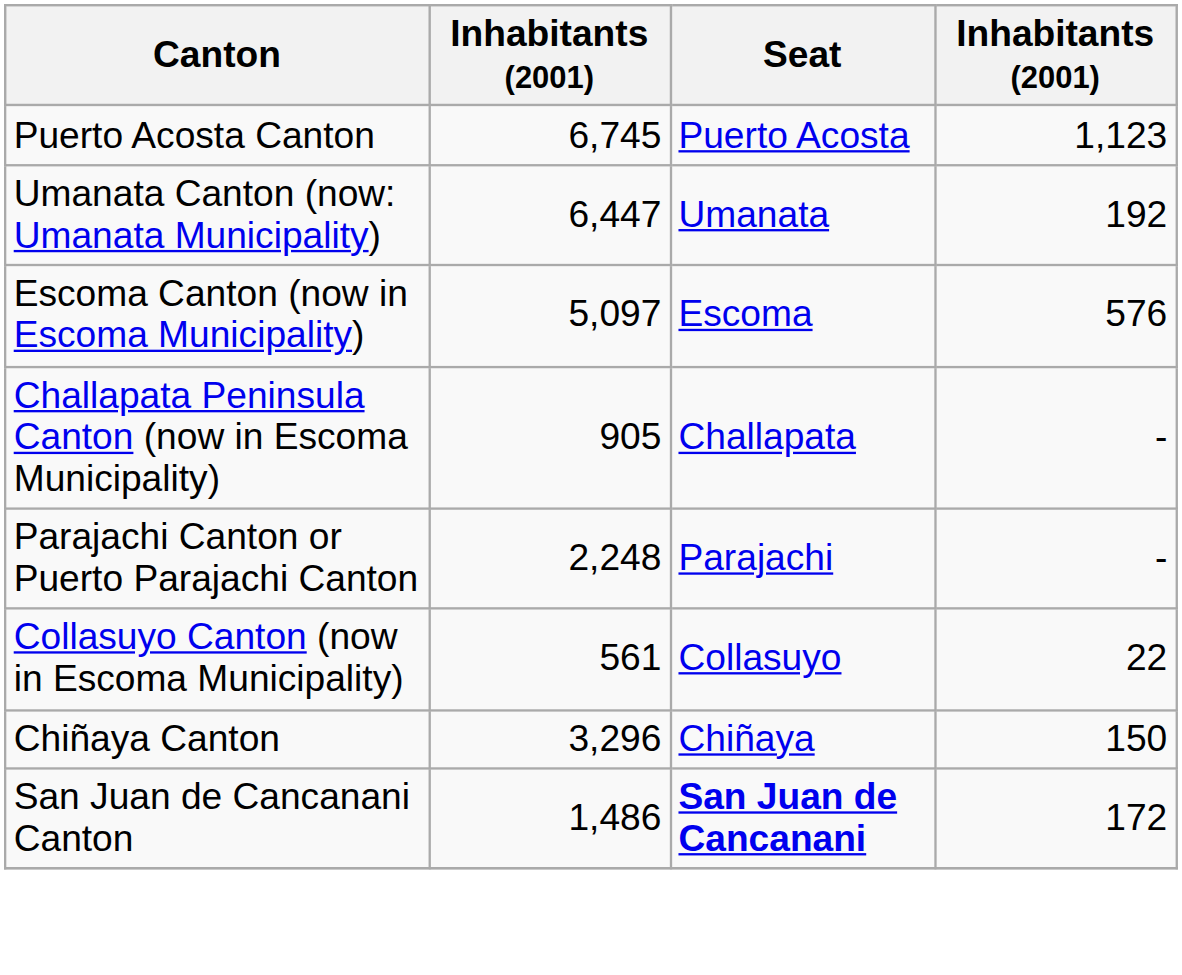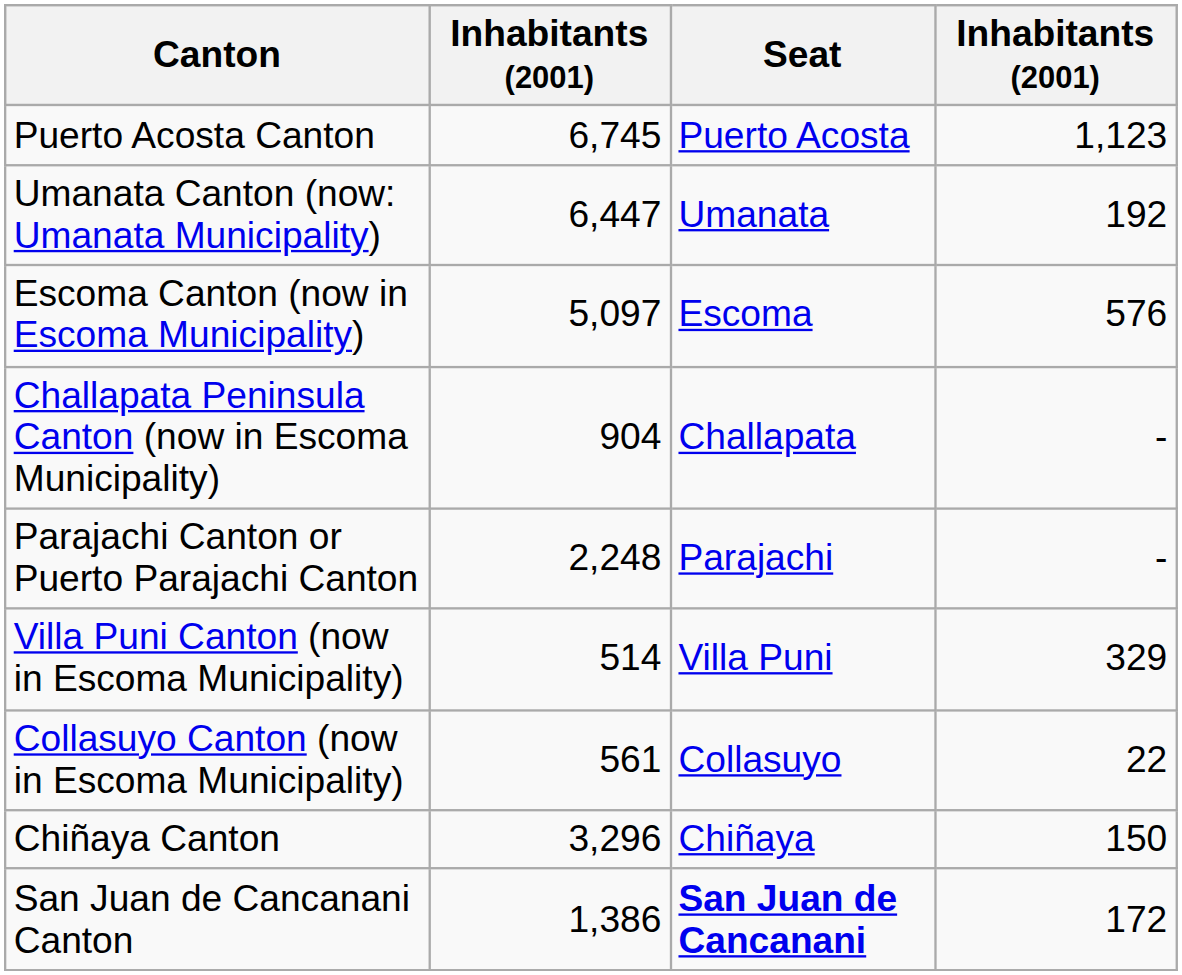(630, 436) 905 -> (630, 436) 904
+ row: (209, 658)
(615, 818) 1,486 -> (615, 918) 1,386
